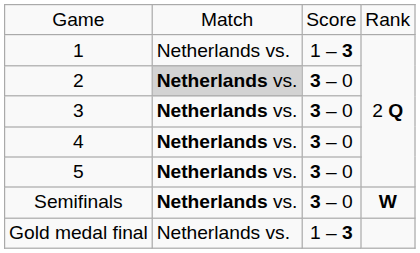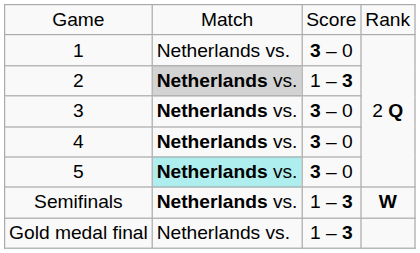(331, 50) 1 – 3 -> (331, 50) 3 – 0
(331, 80) 3 – 0 -> (331, 80) 1 – 3
(227, 171) no background -> (227, 171) paleturquoise background
(331, 202) 3 – 0 -> (331, 202) 1 – 3
